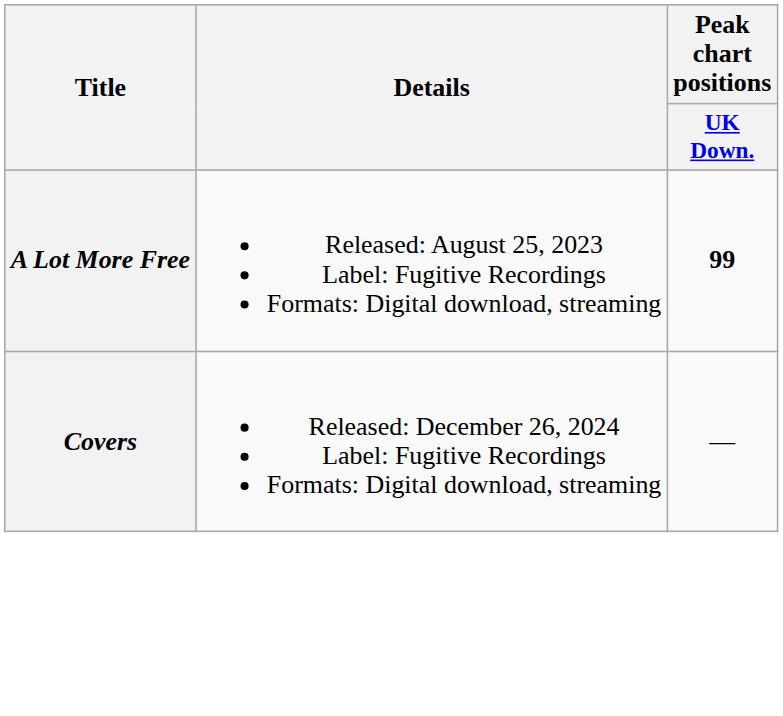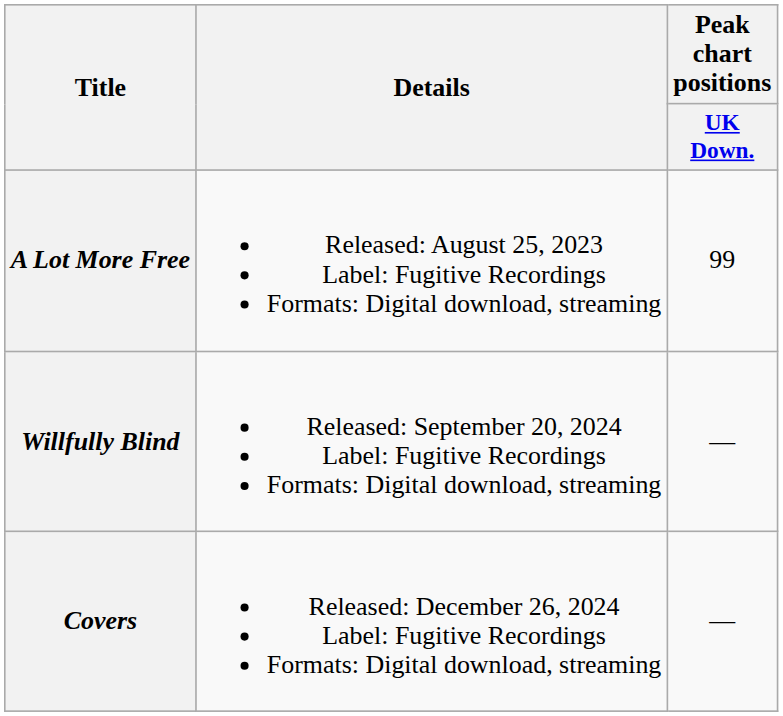(722, 260) bold -> (722, 260) normal
+ row: (100, 440)
